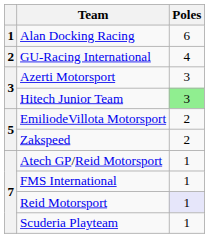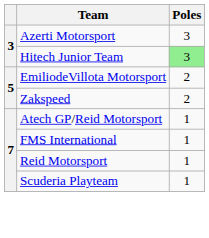- row: (77, 35)
- row: (85, 56)
(187, 202) lavender background -> (187, 160) no background
